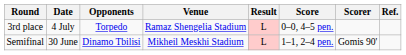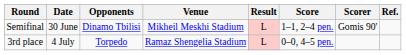rows swapped: (25, 42) <-> (25, 27)
